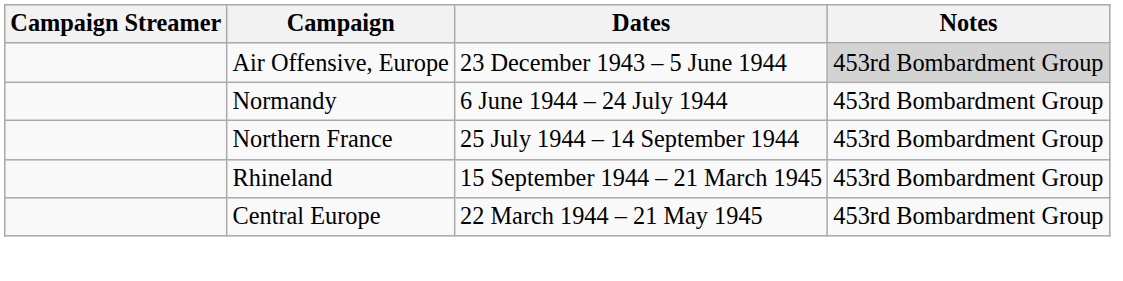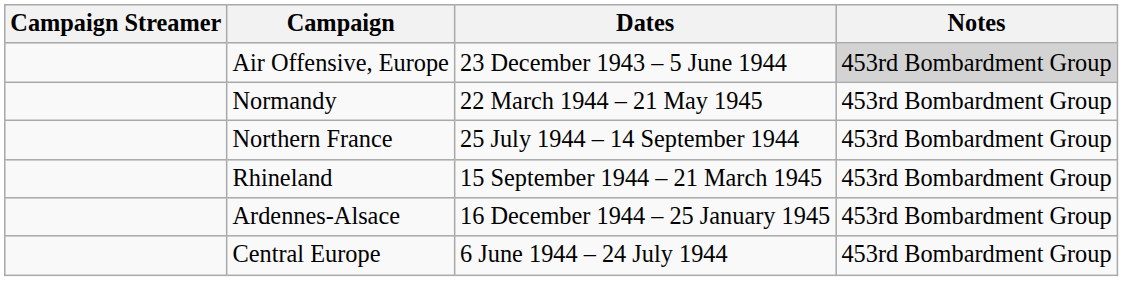(594, 100) 6 June 1944 – 24 July 1944 -> (611, 100) 22 March 1944 – 21 May 1945
+ row: (316, 216)
(611, 216) 22 March 1944 – 21 May 1945 -> (594, 255) 6 June 1944 – 24 July 1944
